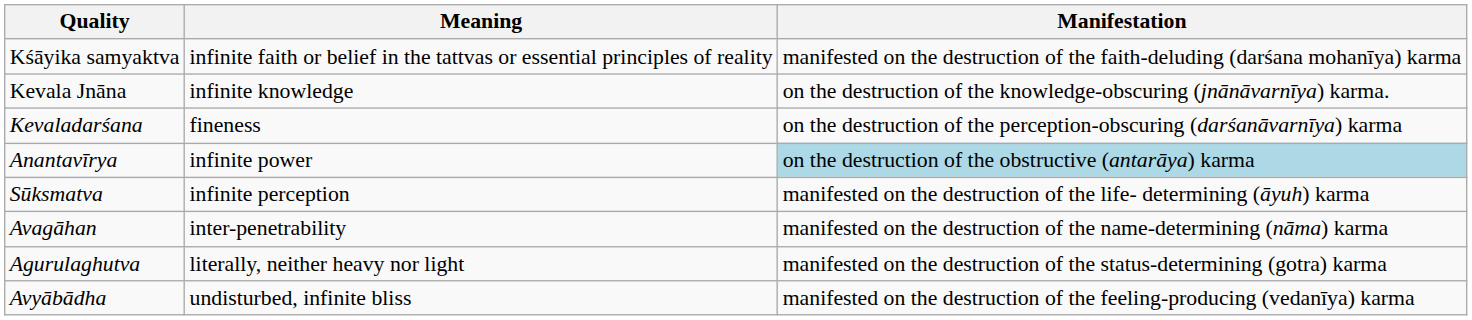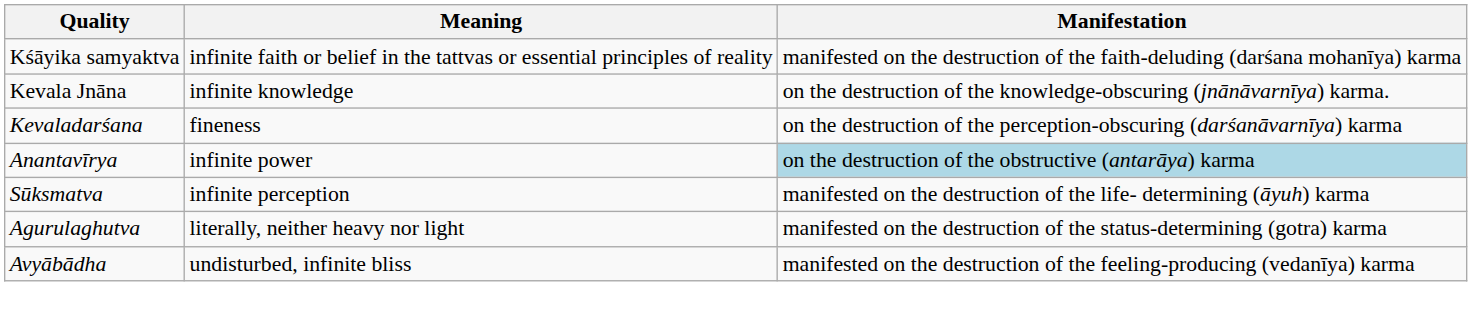- row: (53, 228)
